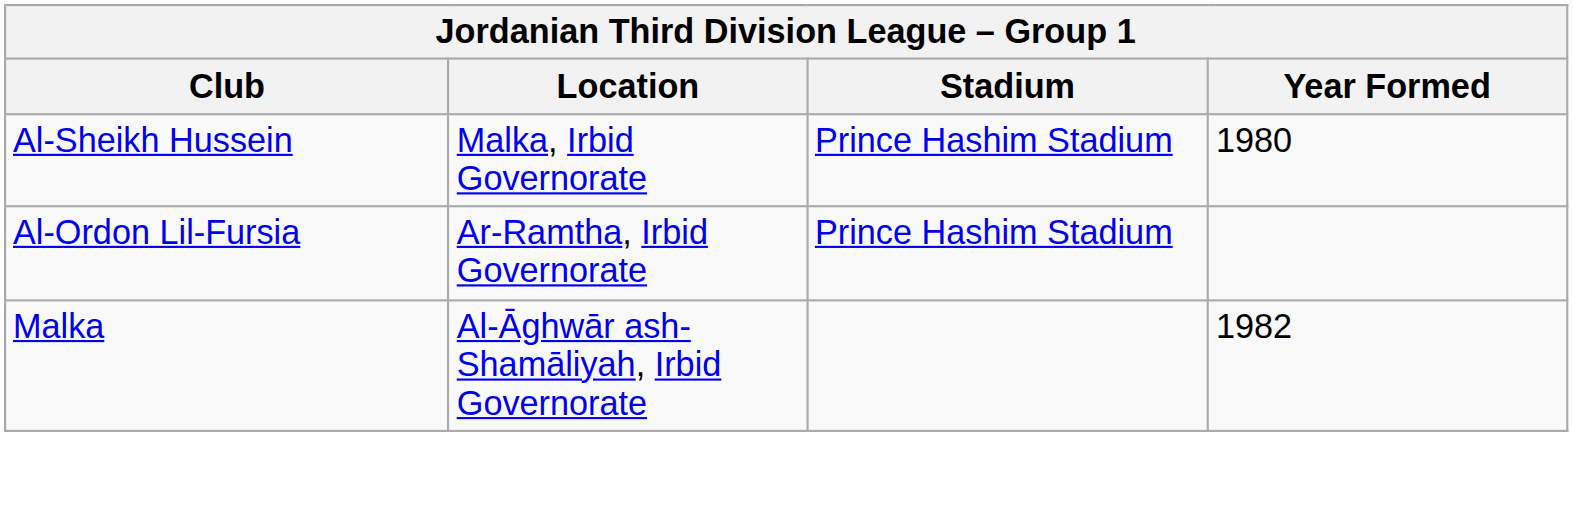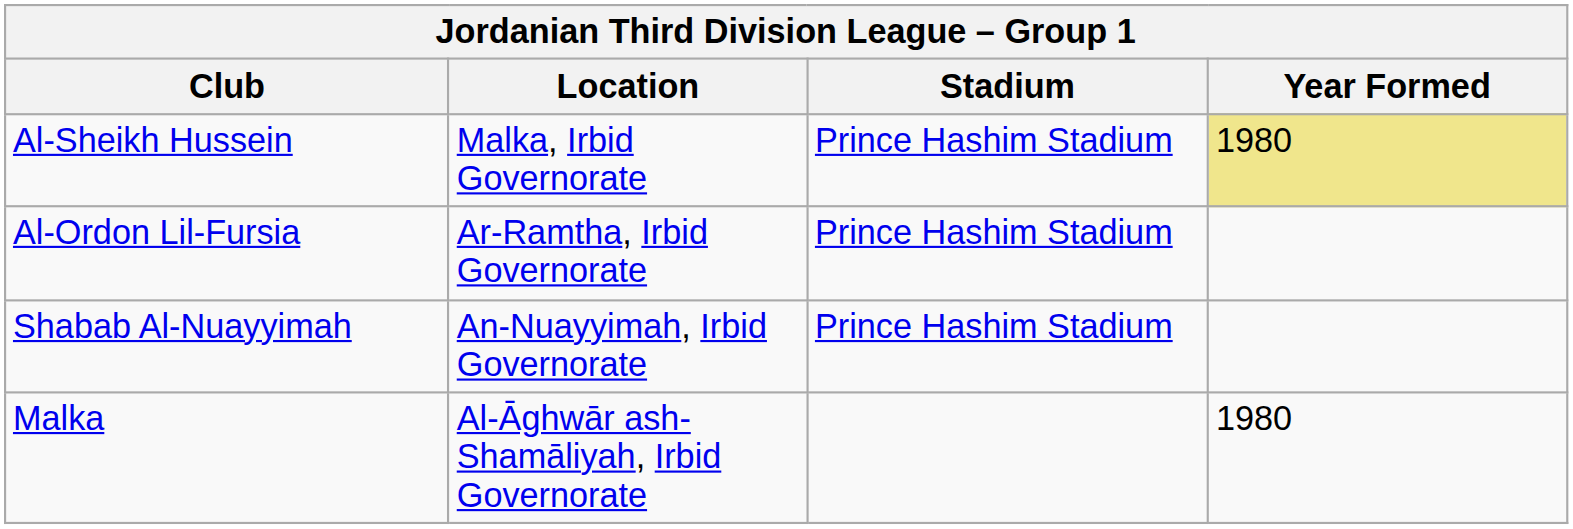(1254, 140) no background -> (1254, 140) khaki background
+ row: (182, 325)
(1254, 325) 1982 -> (1254, 418) 1980
